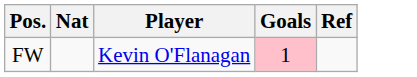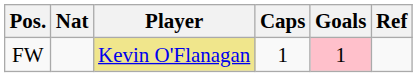+ column: (283, 21)
(174, 54) no background -> (174, 54) khaki background
